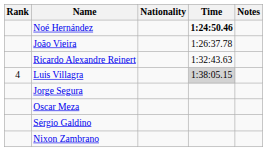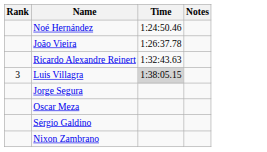- column: (163, 12)
(212, 28) bold -> (161, 28) normal
(18, 75) 4 -> (18, 75) 3
